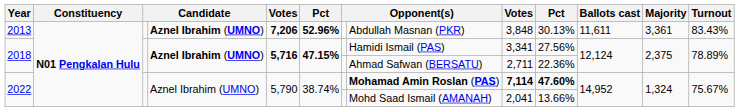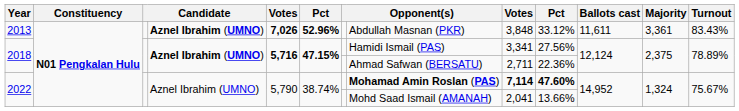(284, 30) 7,206 -> (284, 30) 7,026
(556, 30) 30.13% -> (556, 30) 33.12%
